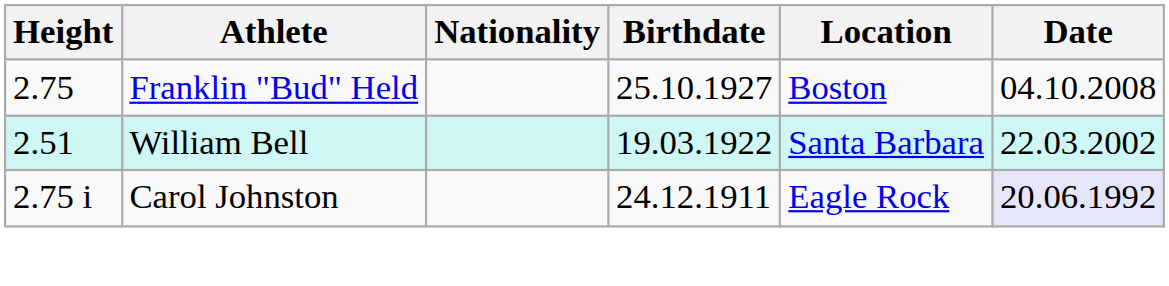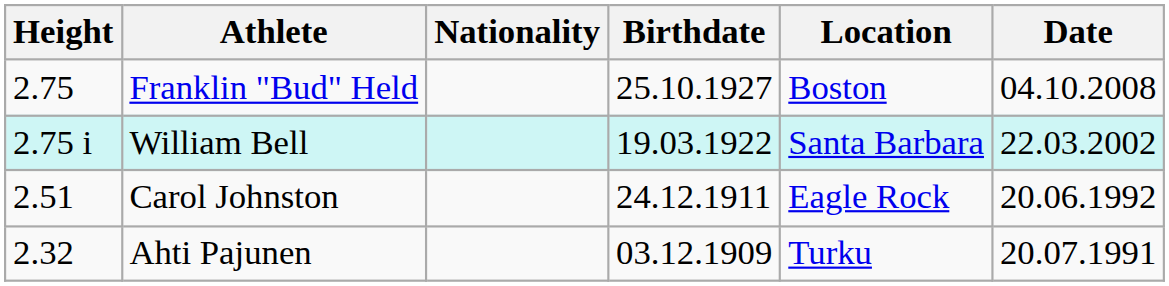(43, 142) 2.51 -> (53, 142) 2.75 i
(53, 197) 2.75 i -> (43, 197) 2.51
(1078, 197) lavender background -> (1078, 197) no background
+ row: (221, 252)
